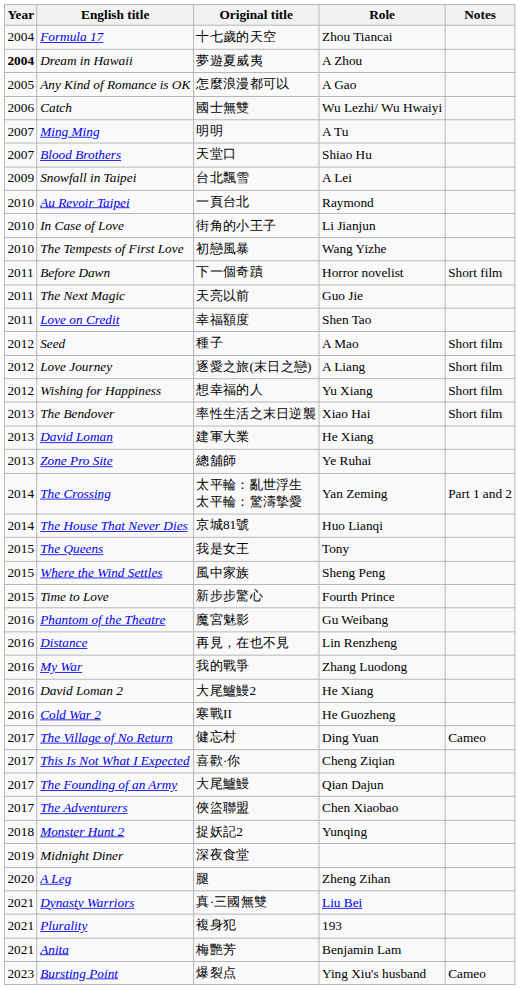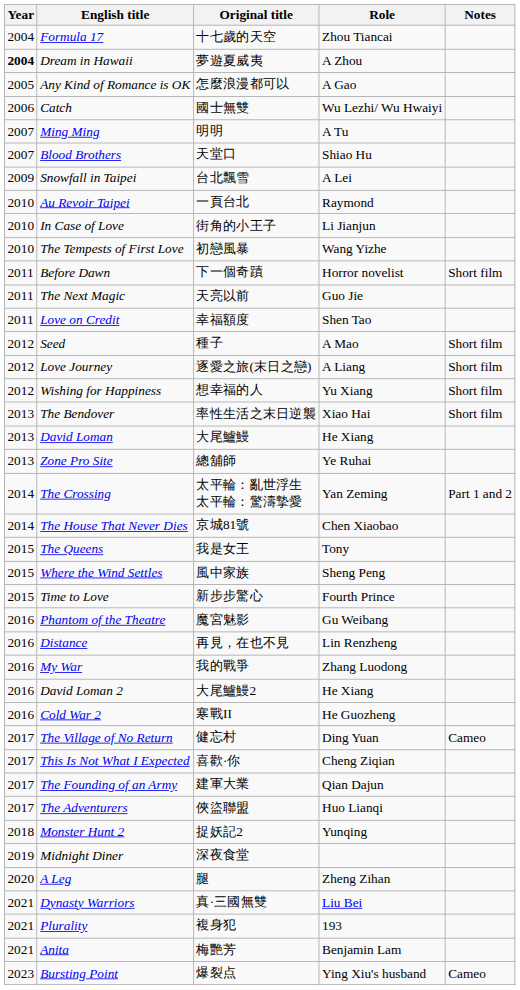(223, 437) 建軍大業 -> (223, 437) 大尾鱸鰻
(352, 525) Huo Lianqi -> (360, 525) Chen Xiaobao
(223, 784) 大尾鱸鰻 -> (223, 784) 建軍大業
(360, 808) Chen Xiaobao -> (352, 808) Huo Lianqi
